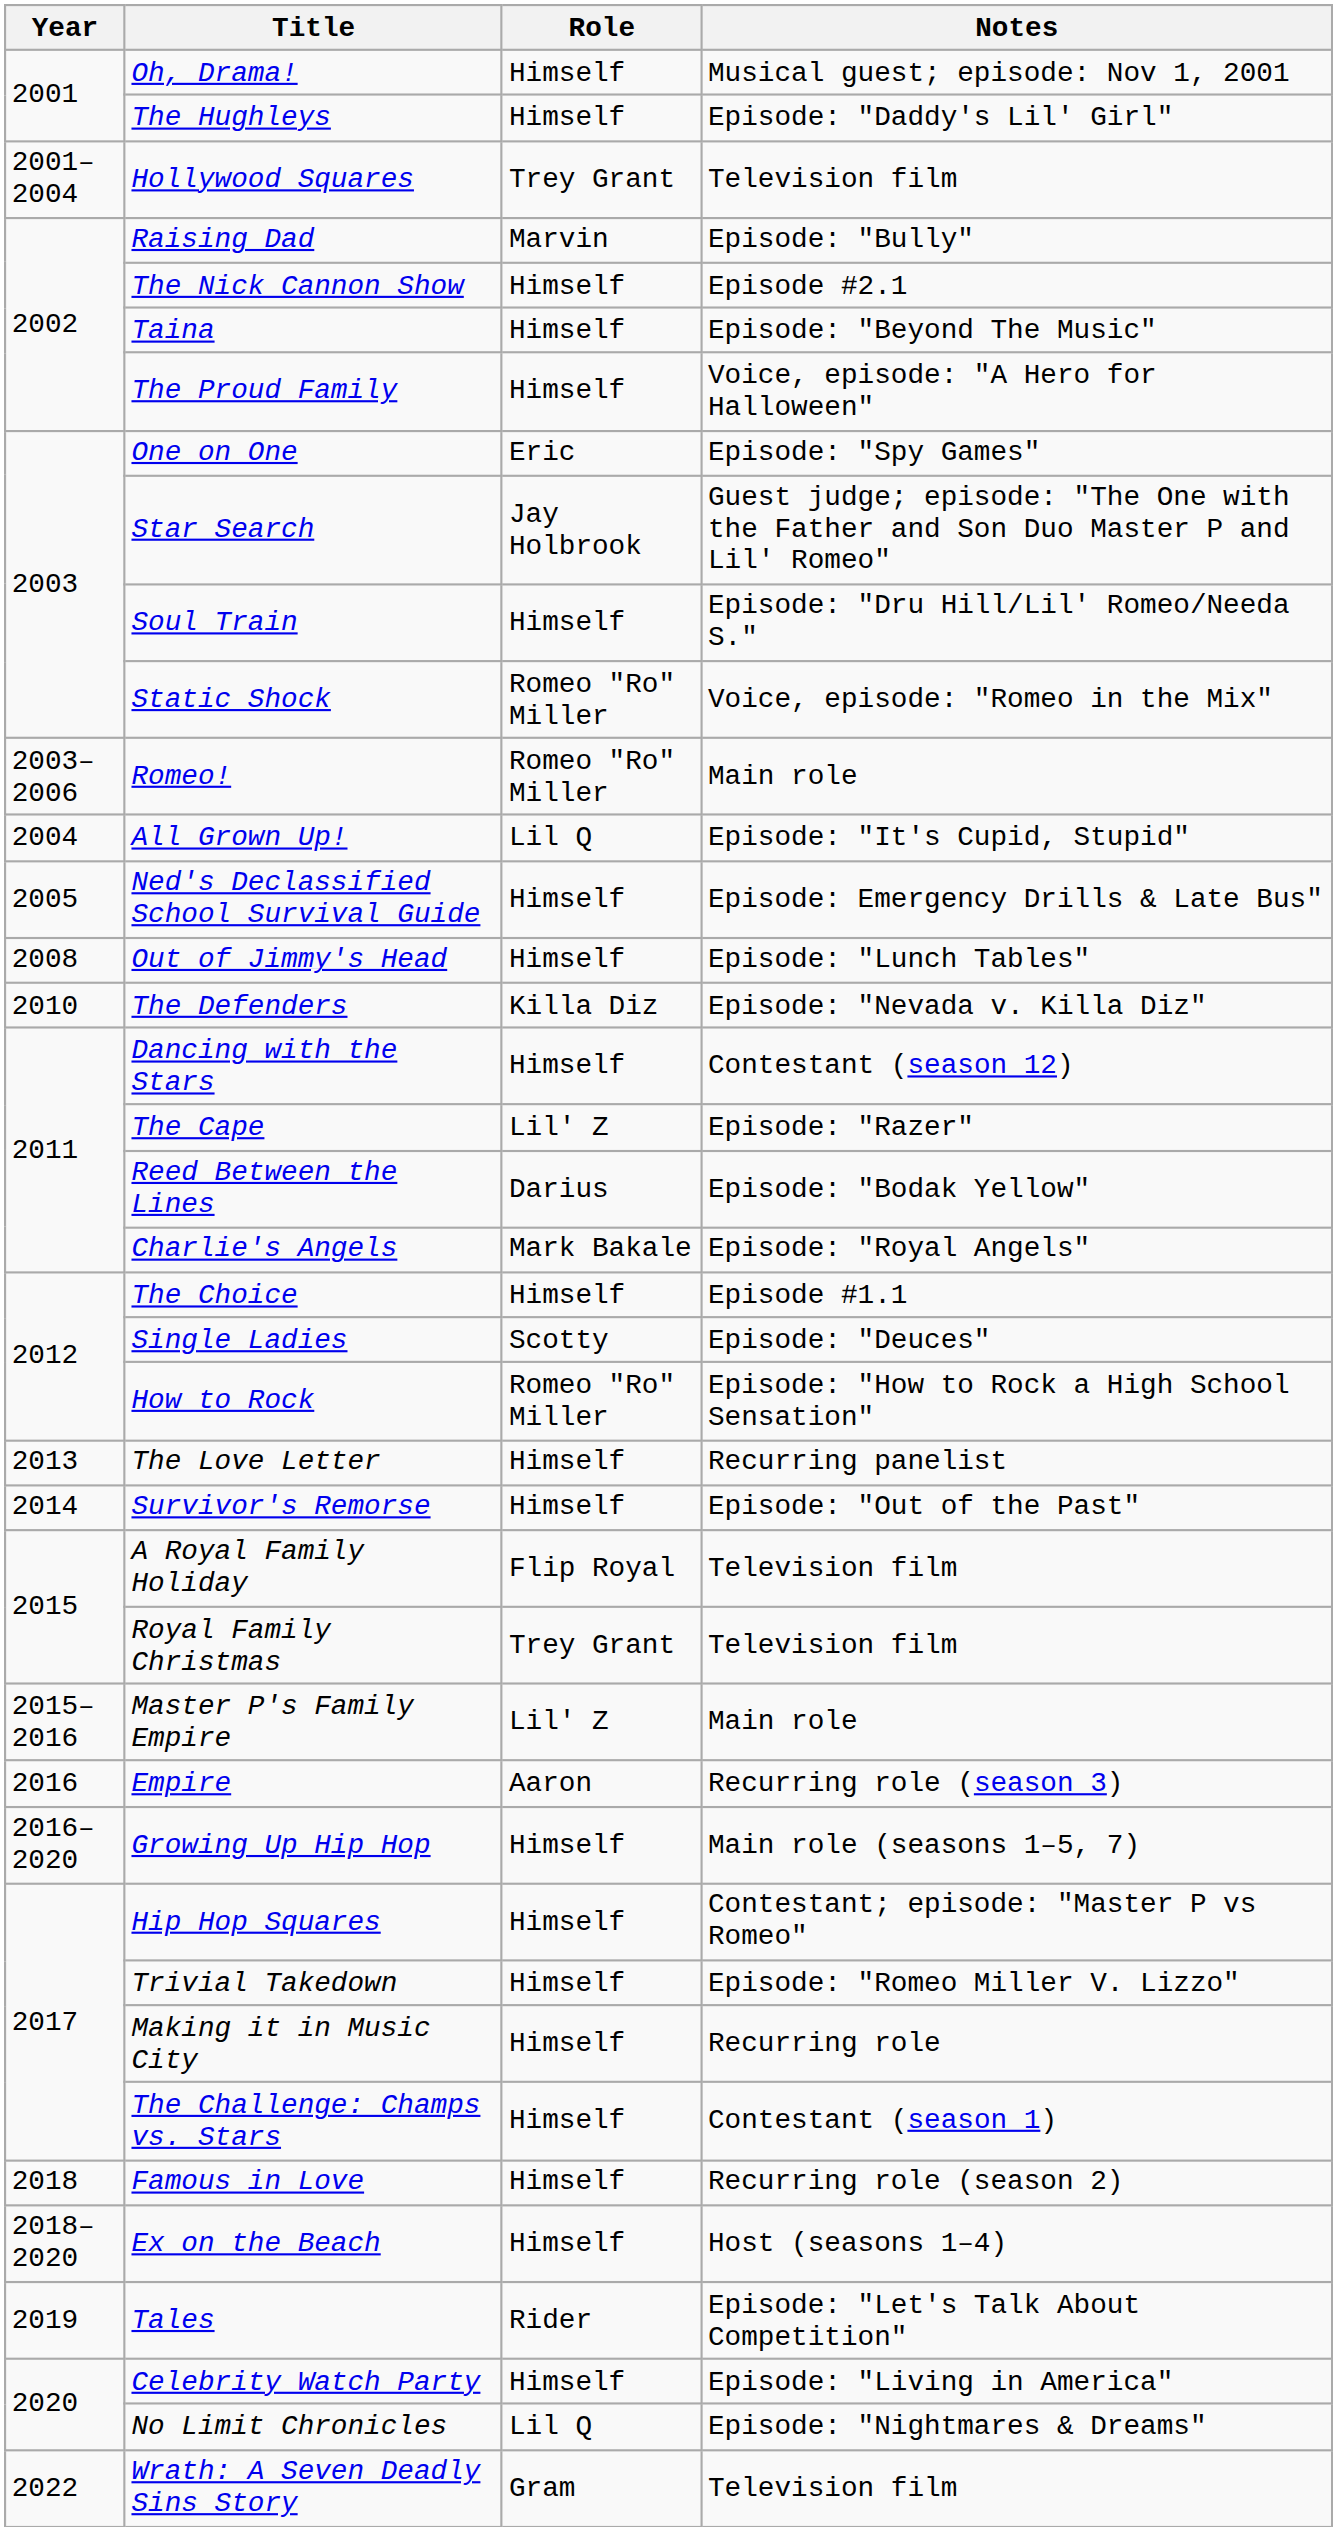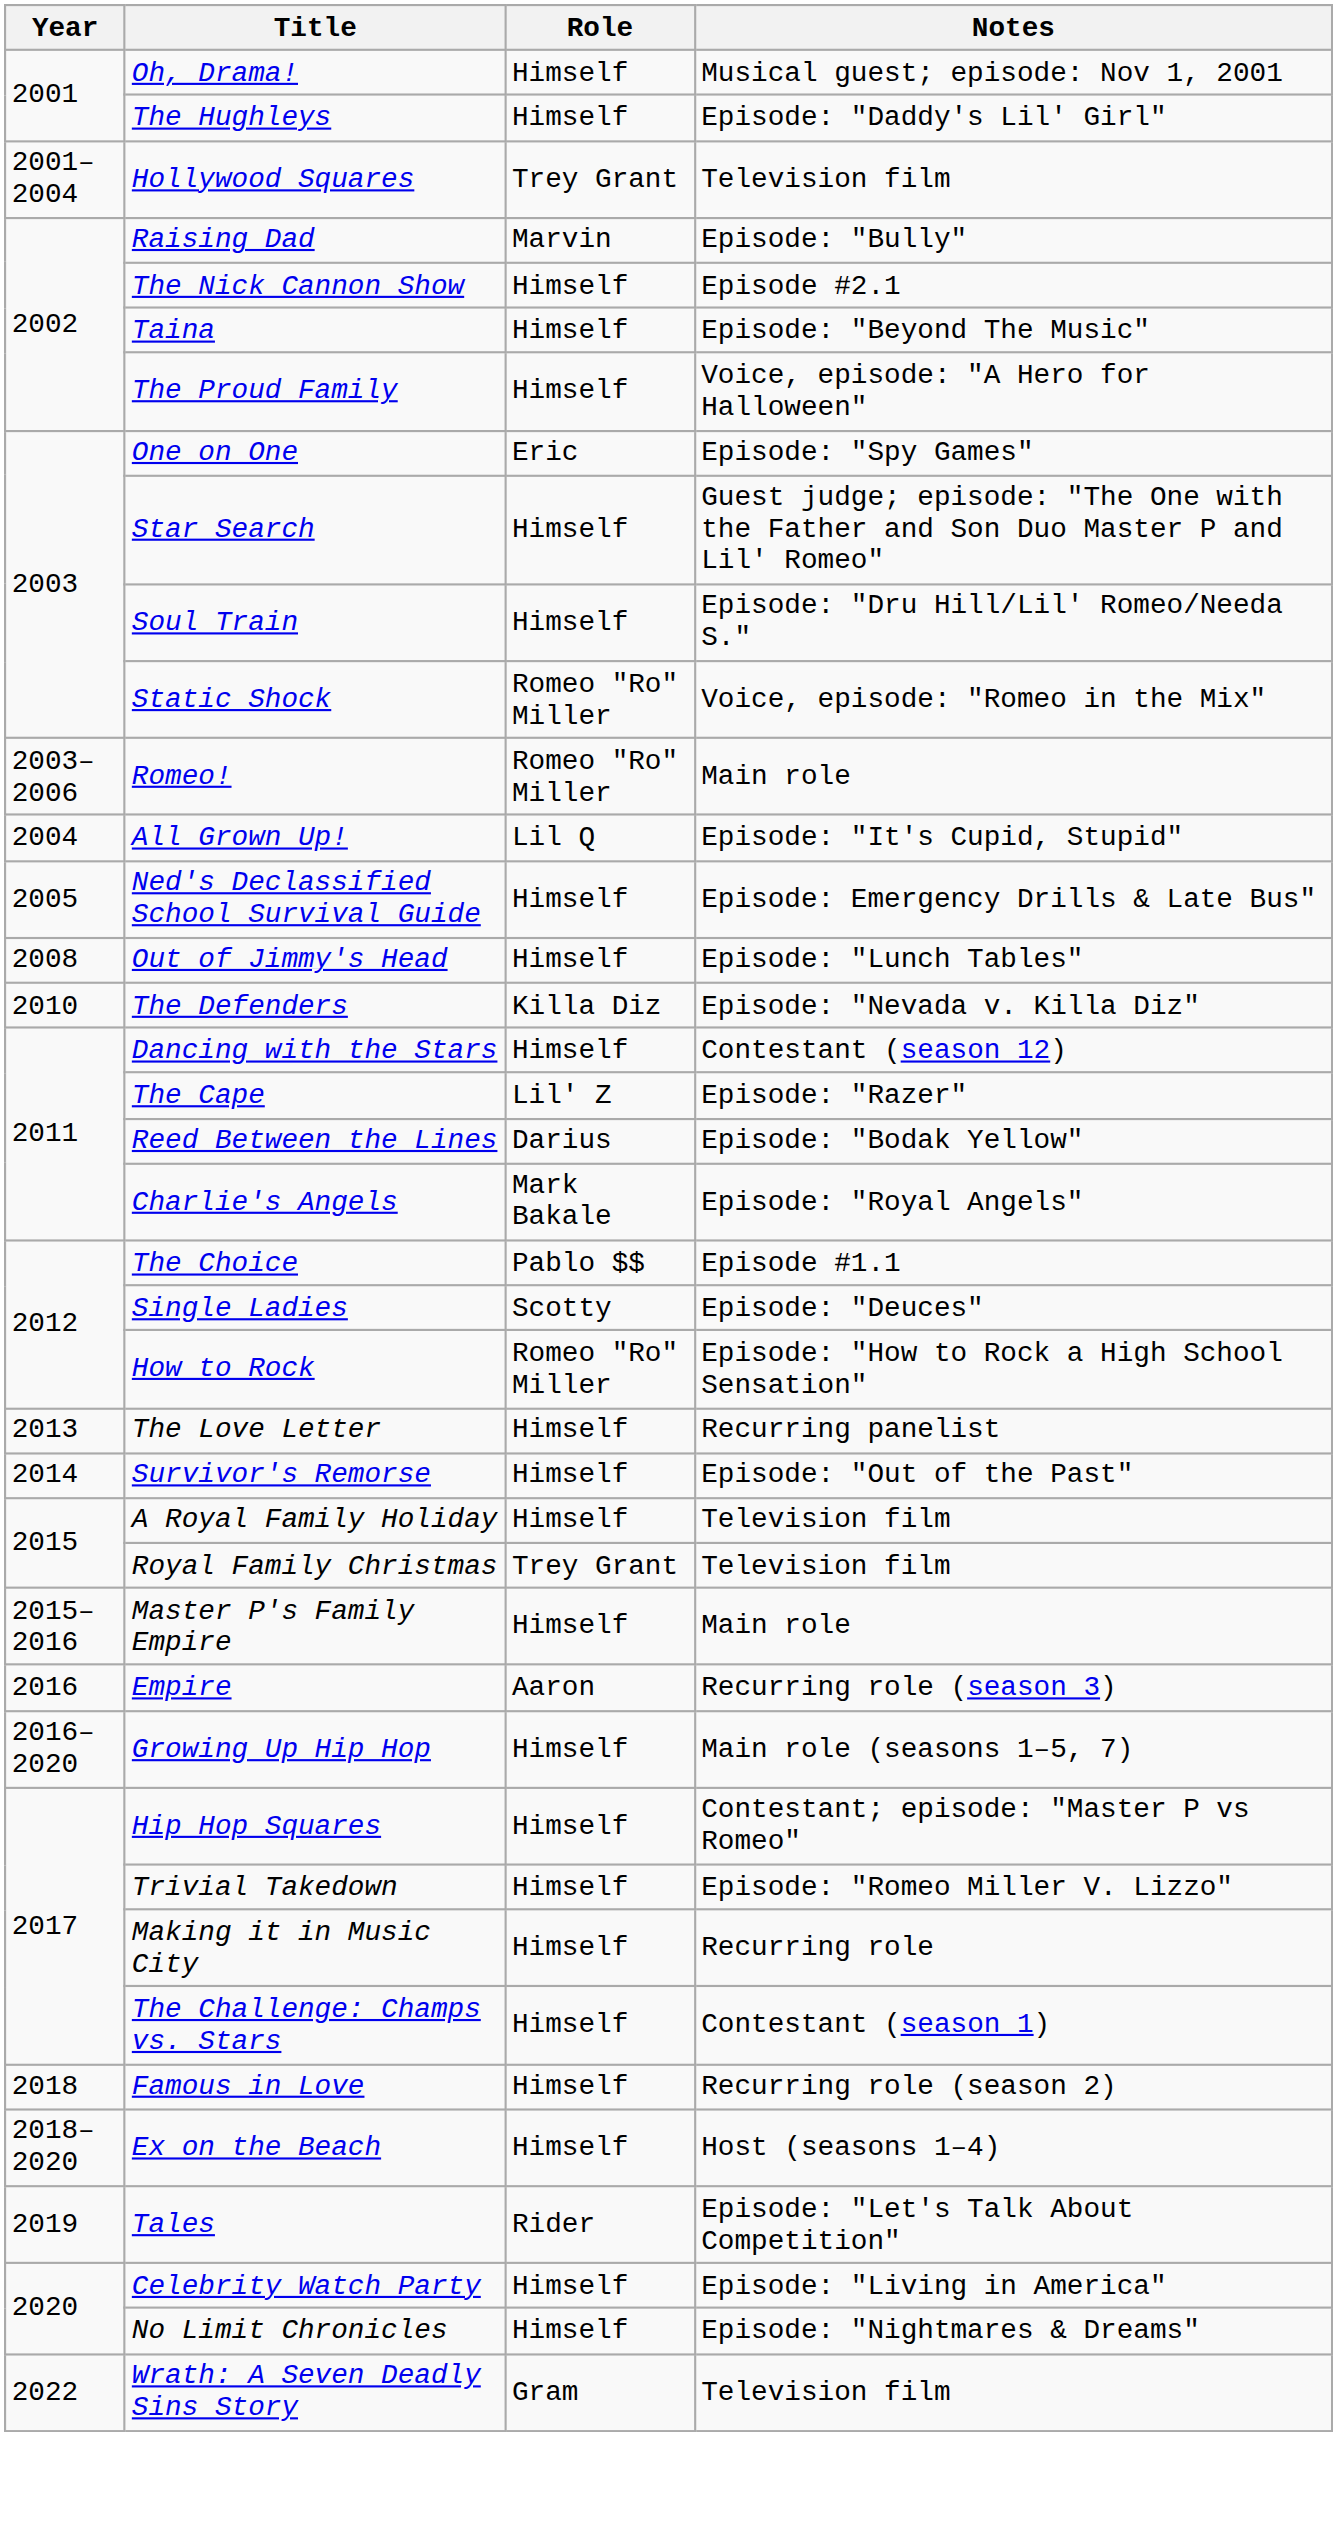(575, 530) Jay Holbrook -> (570, 530) Himself
(567, 1295) Himself -> (578, 1263) Pablo $$
(592, 1568) Flip Royal -> (570, 1520) Himself
(559, 1723) Lil' Z -> (570, 1627) Himself
(550, 2427) Lil Q -> (570, 2331) Himself
